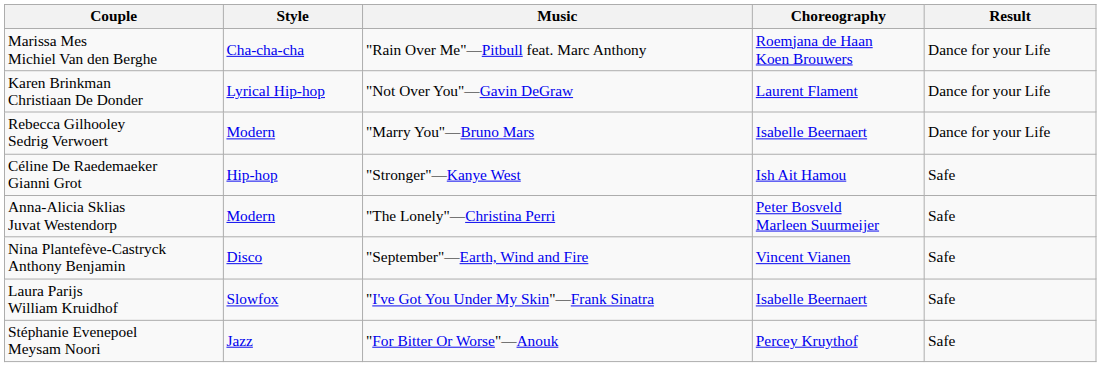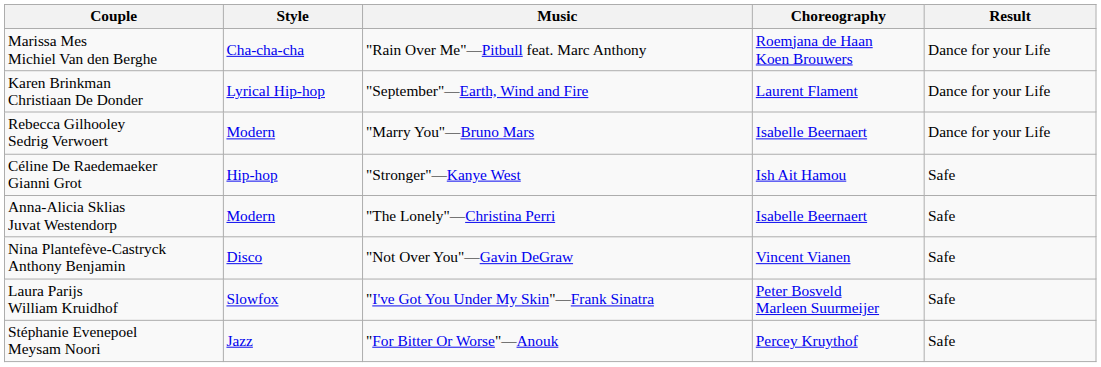(470, 91) "Not Over You"—Gavin DeGraw -> (477, 91) "September"—Earth, Wind and Fire
(817, 216) Peter Bosveld Marleen Suurmeijer -> (811, 216) Isabelle Beernaert
(477, 257) "September"—Earth, Wind and Fire -> (470, 257) "Not Over You"—Gavin DeGraw
(811, 299) Isabelle Beernaert -> (817, 299) Peter Bosveld Marleen Suurmeijer
